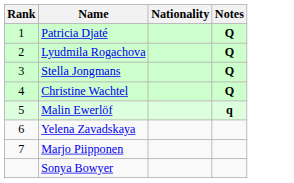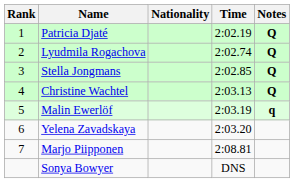+ column: (233, 14)
